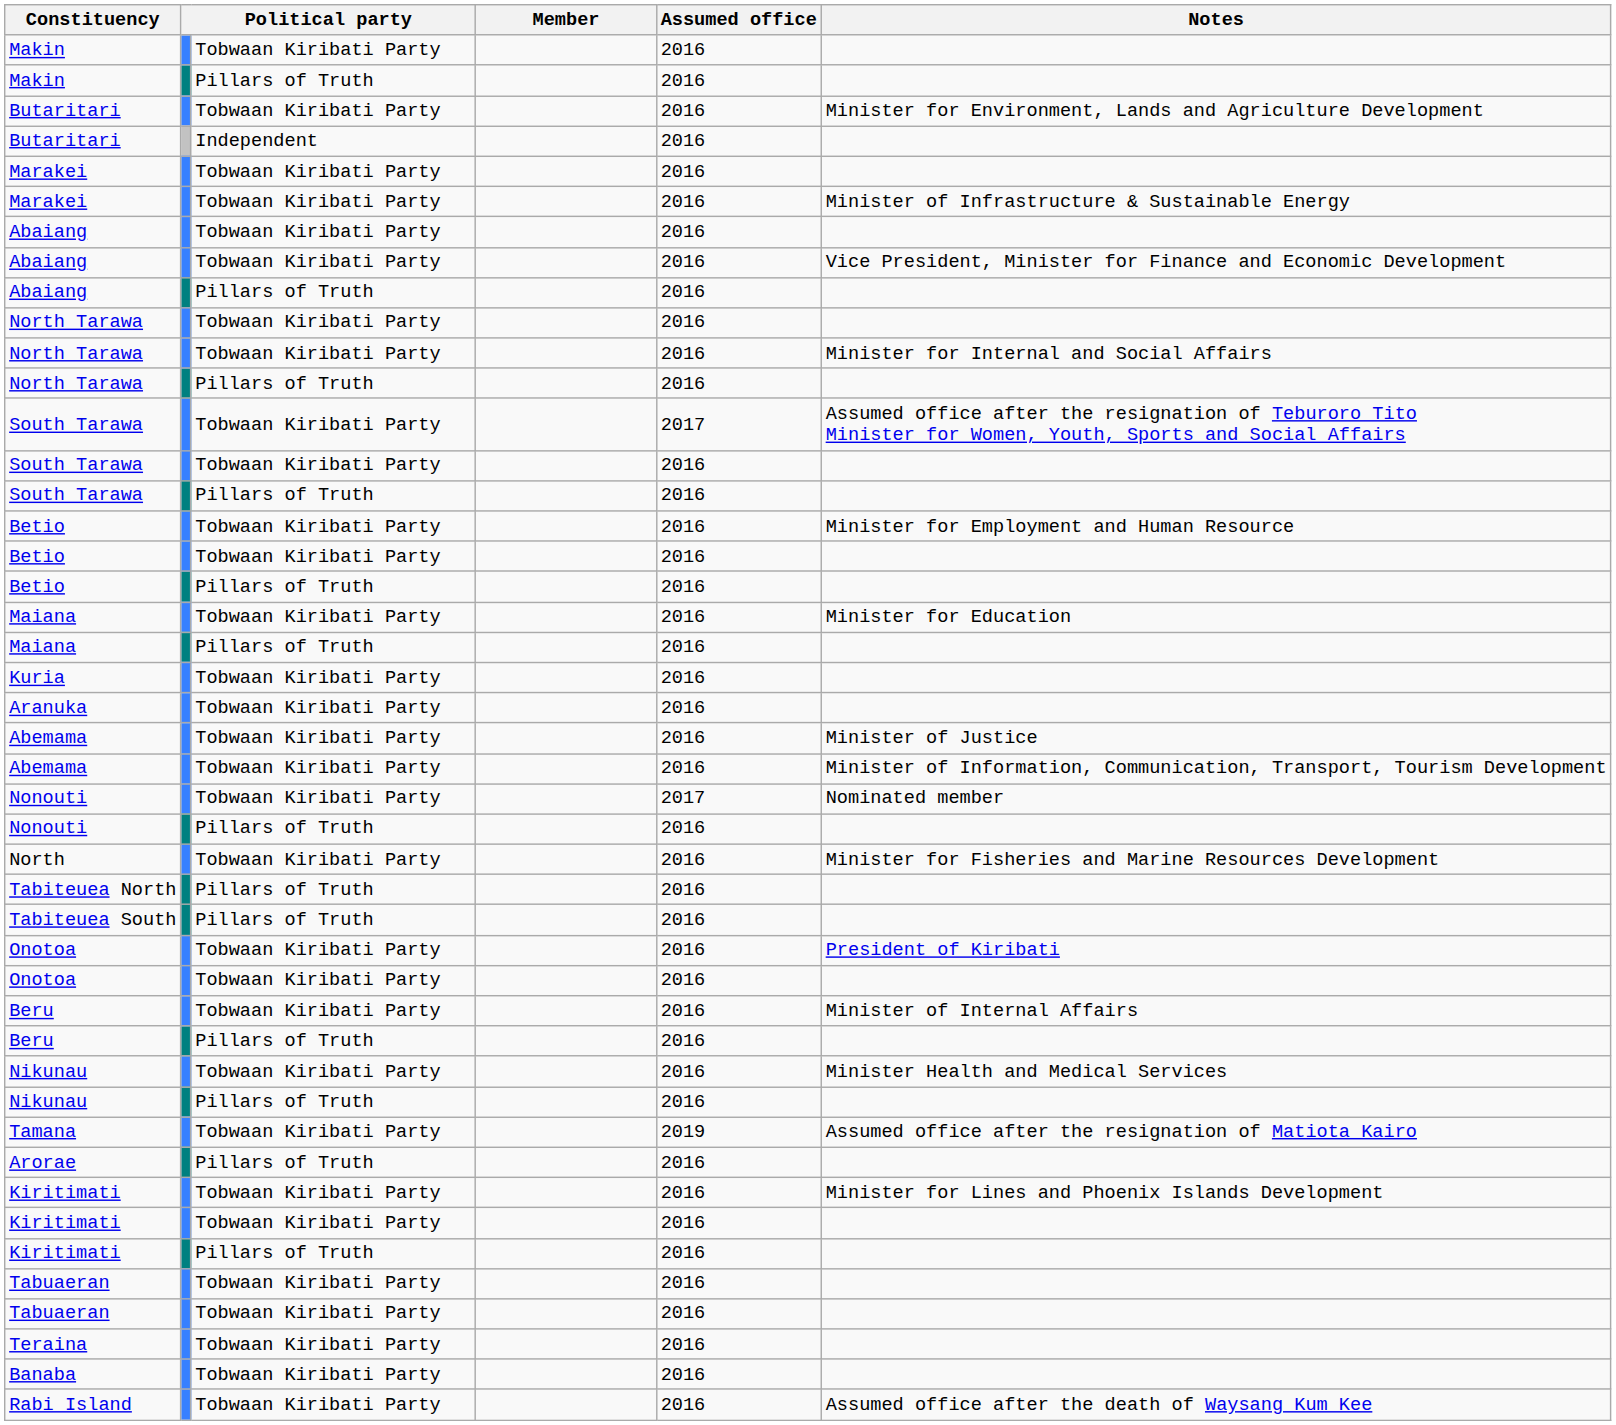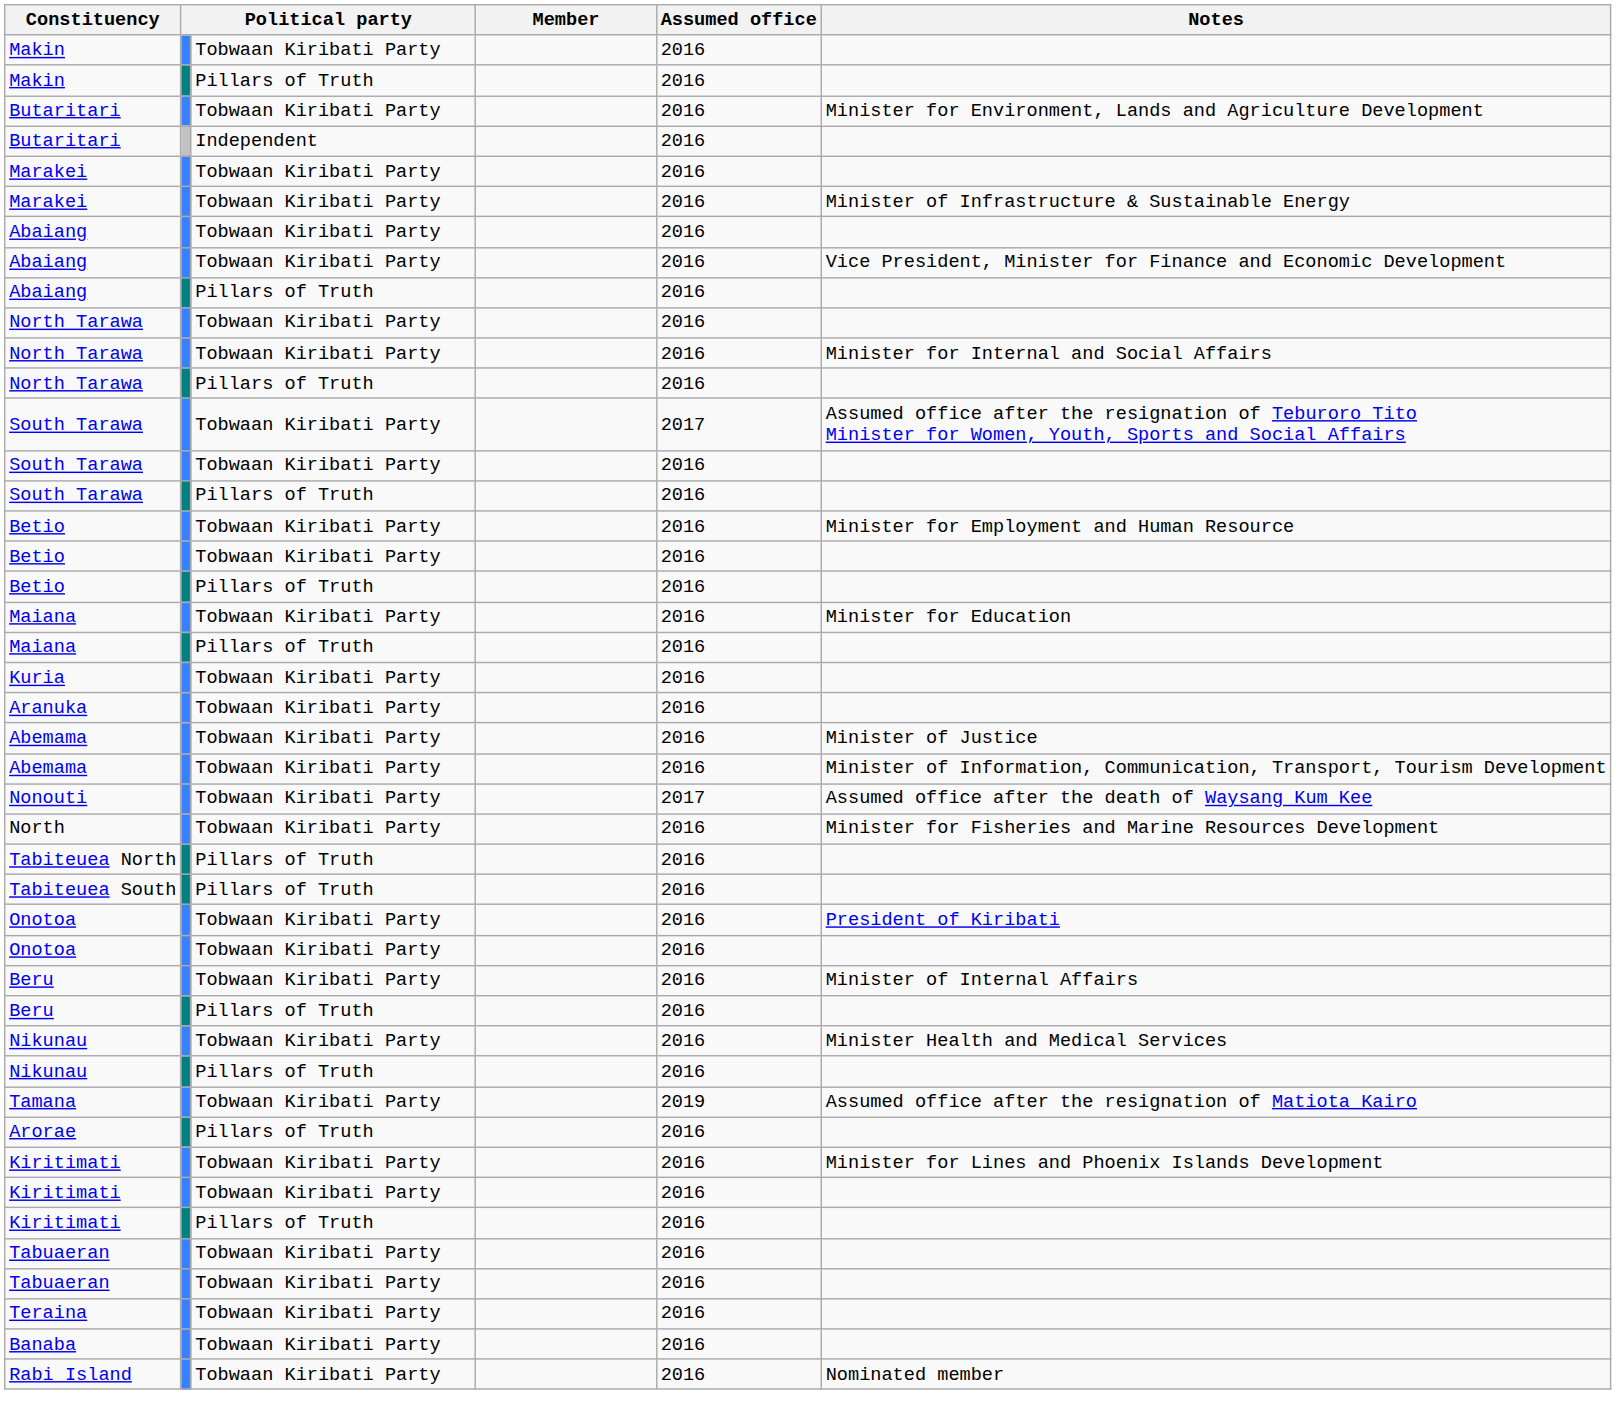(915, 799) Nominated member -> (1099, 799) Assumed office after the death of Waysang Kum Kee
- row: (48, 829)
(1099, 1405) Assumed office after the death of Waysang Kum Kee -> (915, 1374) Nominated member
